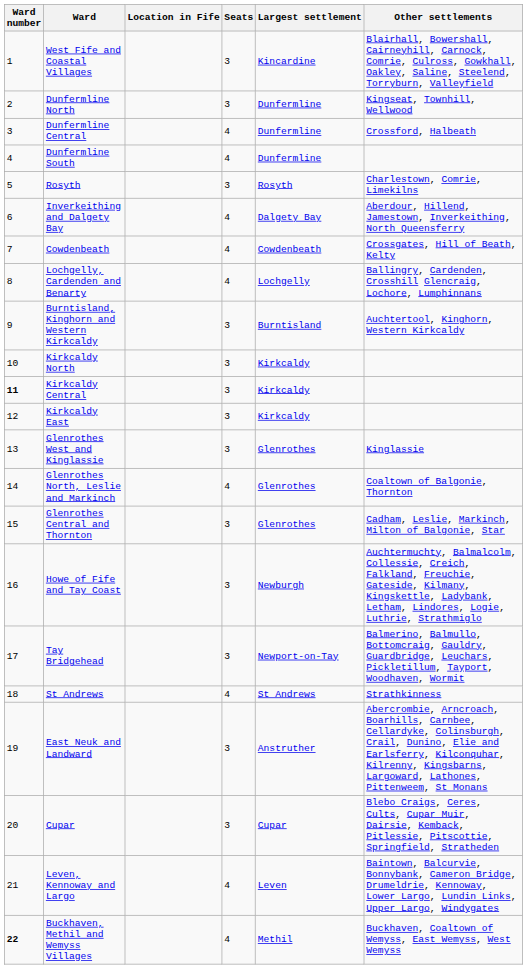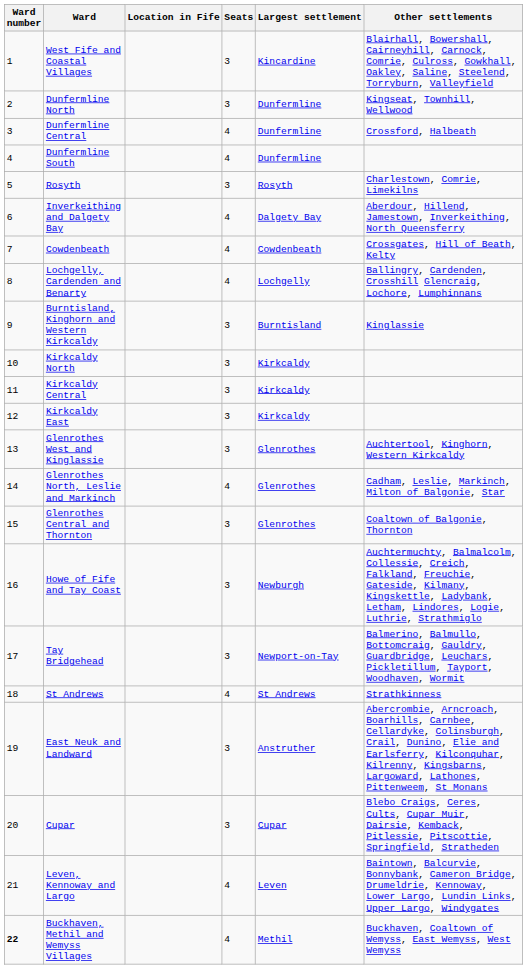(430, 325) Auchtertool, Kinghorn, Western Kirkcaldy -> (395, 325) Kinglassie
(12, 390) bold -> (12, 390) normal
(395, 449) Kinglassie -> (430, 449) Auchtertool, Kinghorn, Western Kirkcaldy
(427, 487) Coaltown of Balgonie, Thornton -> (439, 487) Cadham, Leslie, Markinch, Milton of Balgonie, Star
(439, 525) Cadham, Leslie, Markinch, Milton of Balgonie, Star -> (427, 525) Coaltown of Balgonie, Thornton
